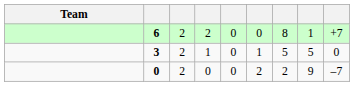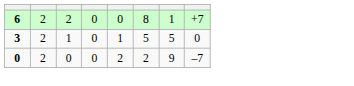- column: (74, 14)
